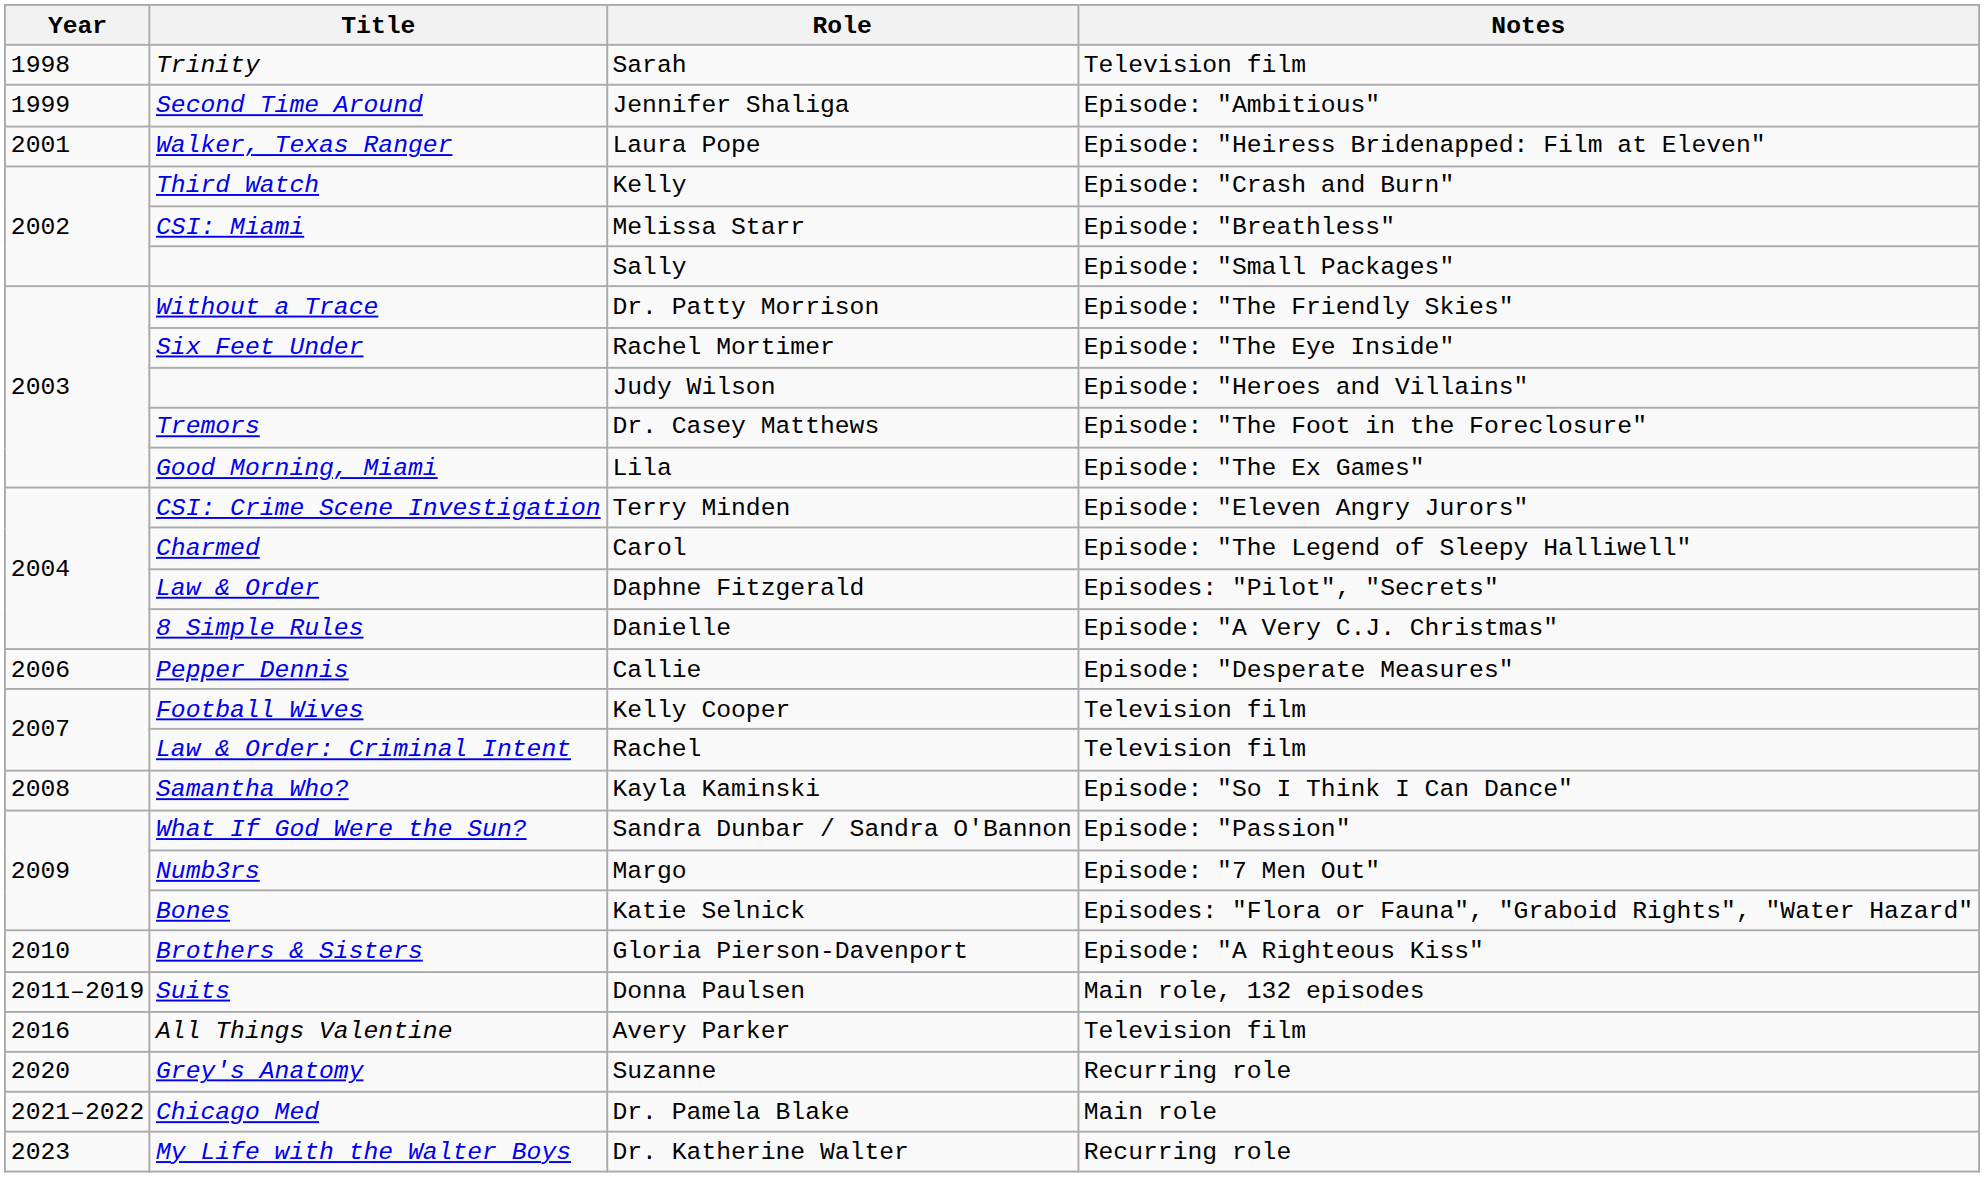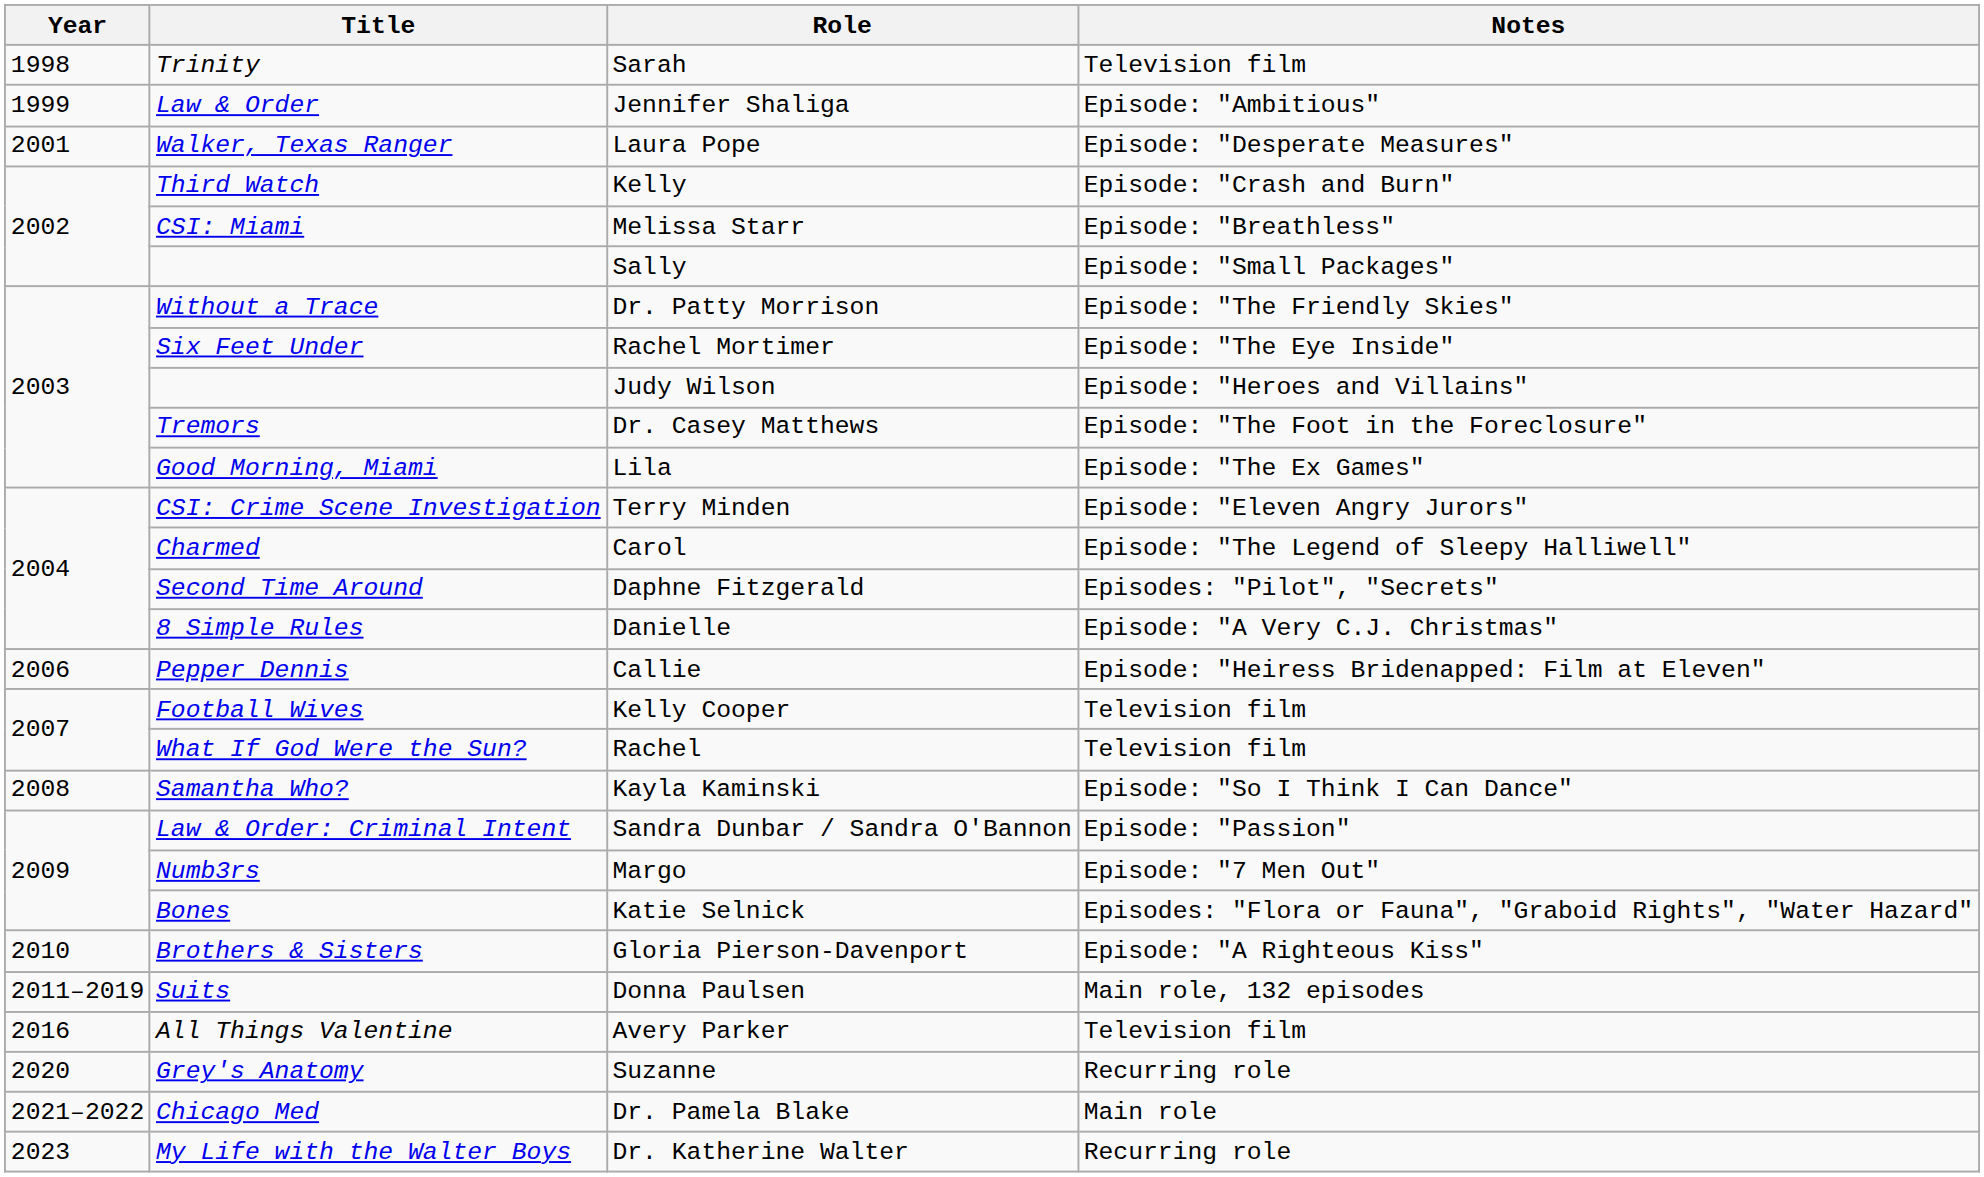(289, 106) Second Time Around -> (238, 106) Law & Order
(1425, 146) Episode: "Heiress Bridenapped: Film at Eleven" -> (1299, 146) Episode: "Desperate Measures"
(238, 589) Law & Order -> (289, 589) Second Time Around
(1299, 669) Episode: "Desperate Measures" -> (1425, 669) Episode: "Heiress Bridenapped: Film at Eleven"
(364, 750) Law & Order: Criminal Intent -> (341, 750) What If God Were the Sun?
(341, 830) What If God Were the Sun? -> (364, 830) Law & Order: Criminal Intent
